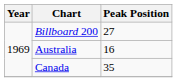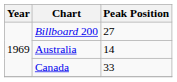(109, 49) 16 -> (109, 49) 14
(109, 67) 35 -> (109, 67) 33
